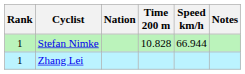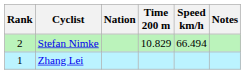(20, 43) 1 -> (20, 43) 2
(156, 43) 10.828 -> (156, 43) 10.829
(191, 43) 66.944 -> (191, 43) 66.494
